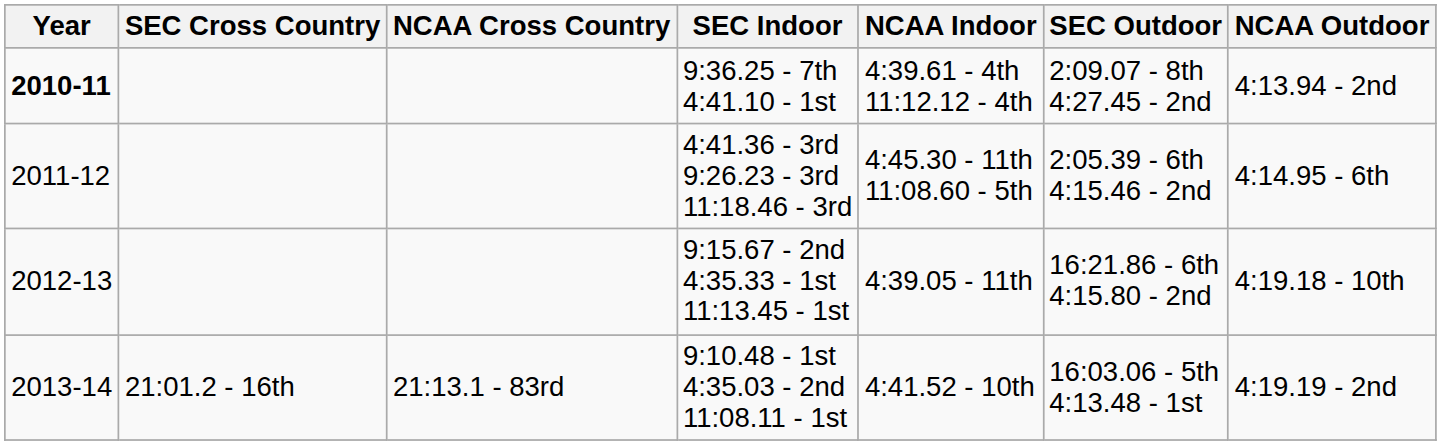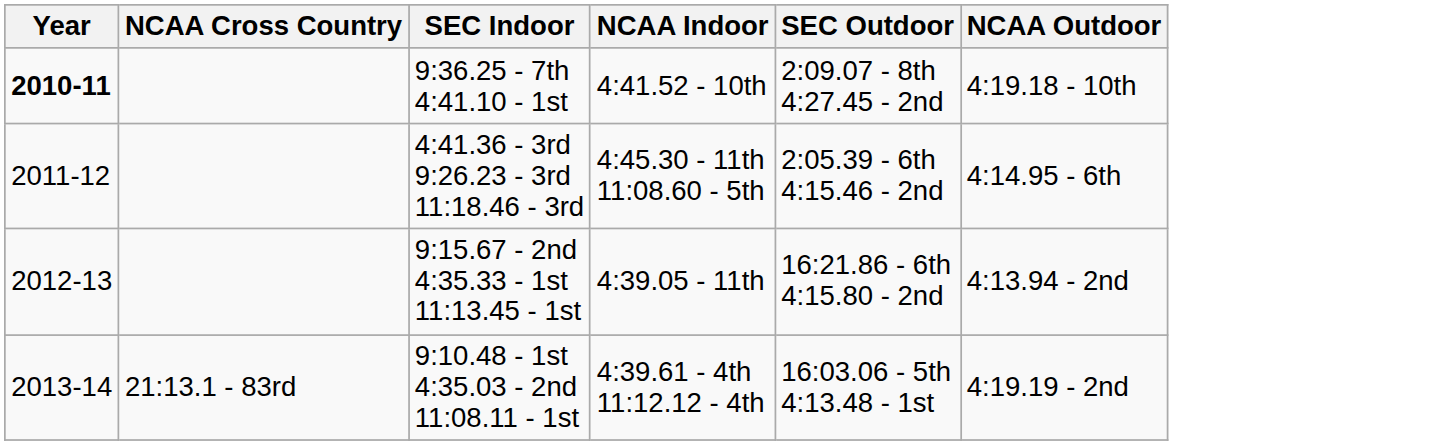- column: (253, 26)
(949, 85) 4:39.61 - 4th 11:12.12 - 4th -> (682, 85) 4:41.52 - 10th
(1316, 85) 4:13.94 - 2nd -> (1052, 85) 4:19.18 - 10th
(1320, 281) 4:19.18 - 10th -> (1048, 281) 4:13.94 - 2nd
(950, 386) 4:41.52 - 10th -> (681, 386) 4:39.61 - 4th 11:12.12 - 4th
